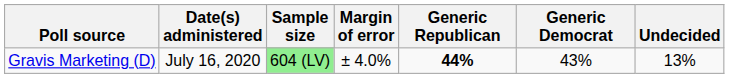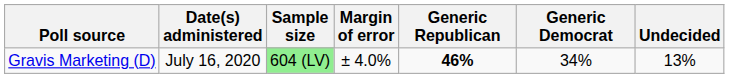(457, 61) 44% -> (457, 61) 46%
(576, 61) 43% -> (576, 61) 34%
